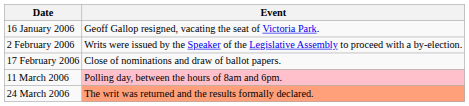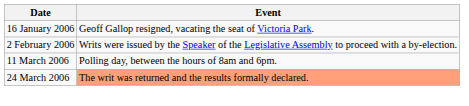- row: (43, 61)
(183, 77) pink background -> (178, 61) no background
